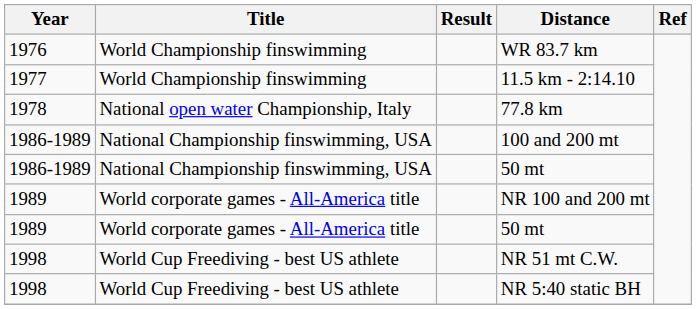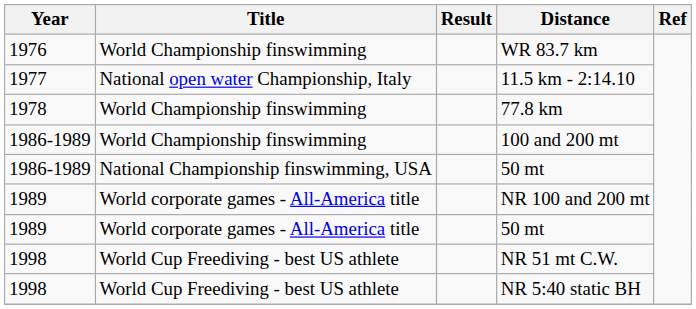(233, 79) World Championship finswimming -> (255, 79) National open water Championship, Italy
(255, 109) National open water Championship, Italy -> (233, 109) World Championship finswimming
(266, 139) National Championship finswimming, USA -> (233, 139) World Championship finswimming
